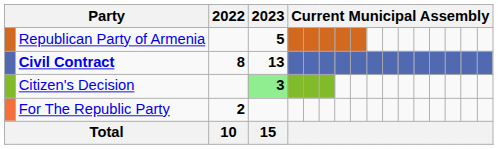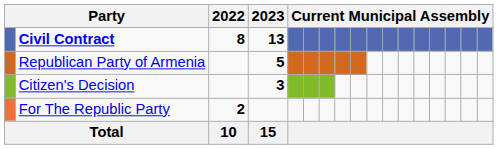rows swapped: (67, 62) <-> (112, 39)
(280, 86) lightgreen background -> (280, 86) no background
